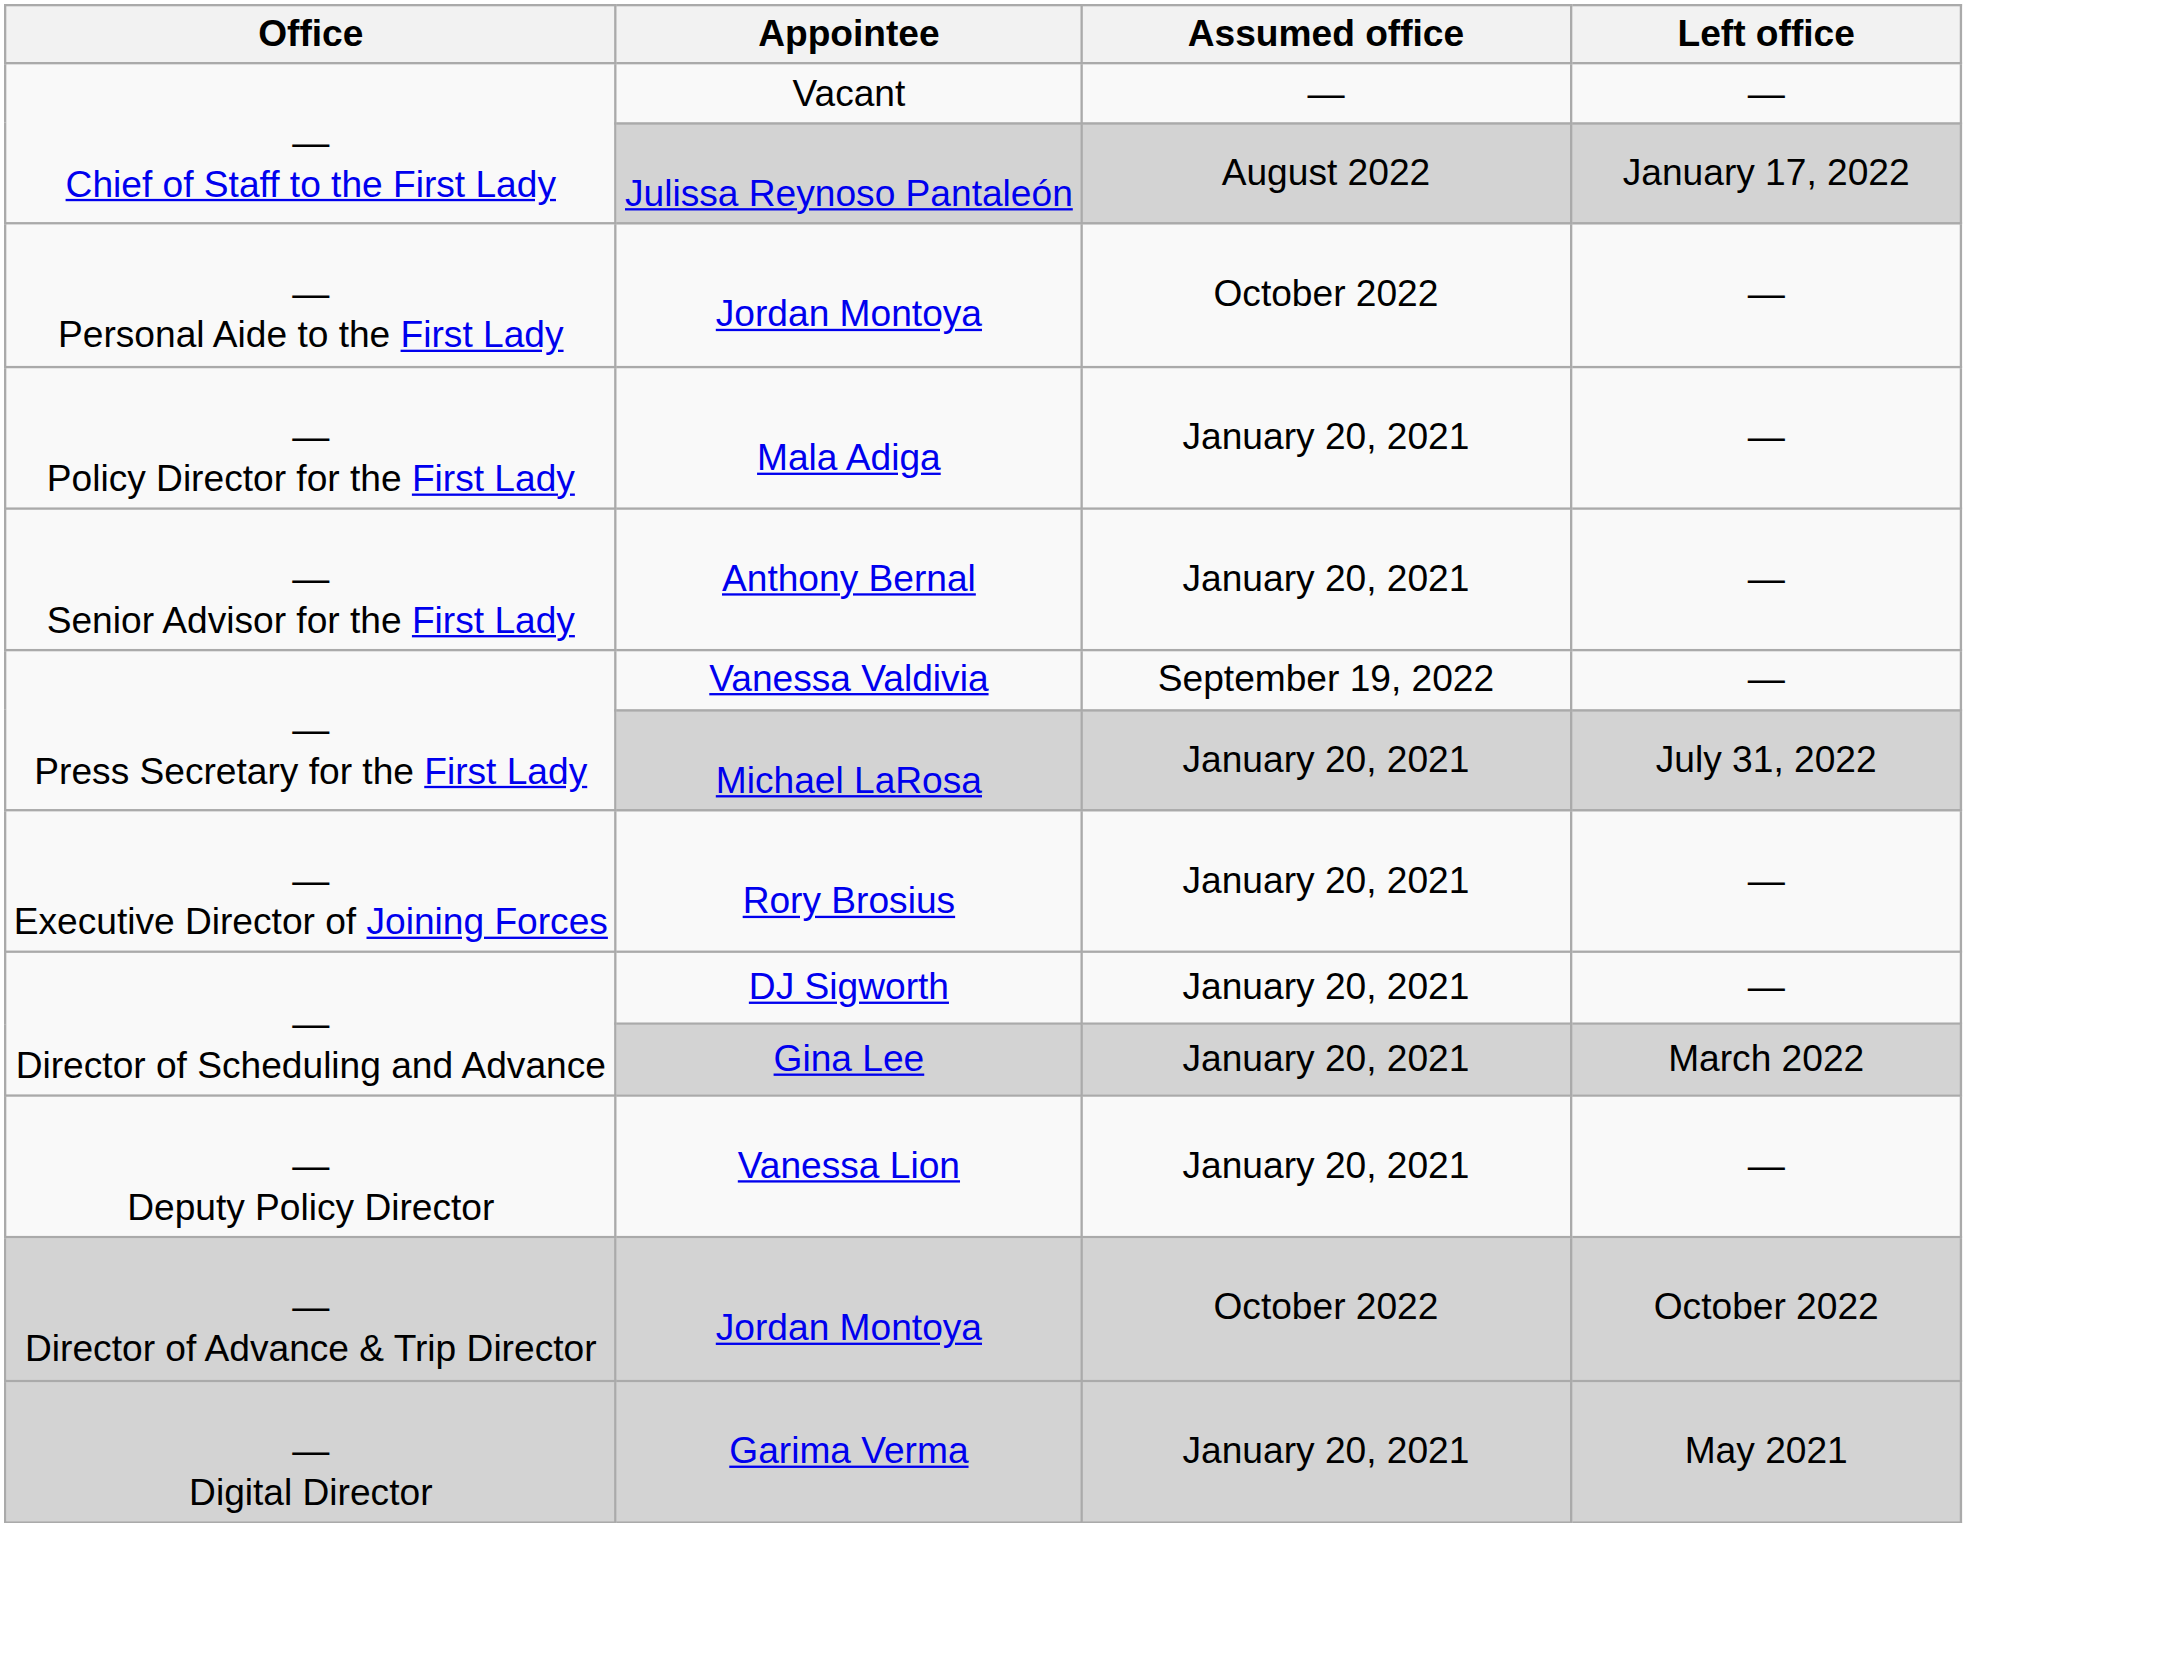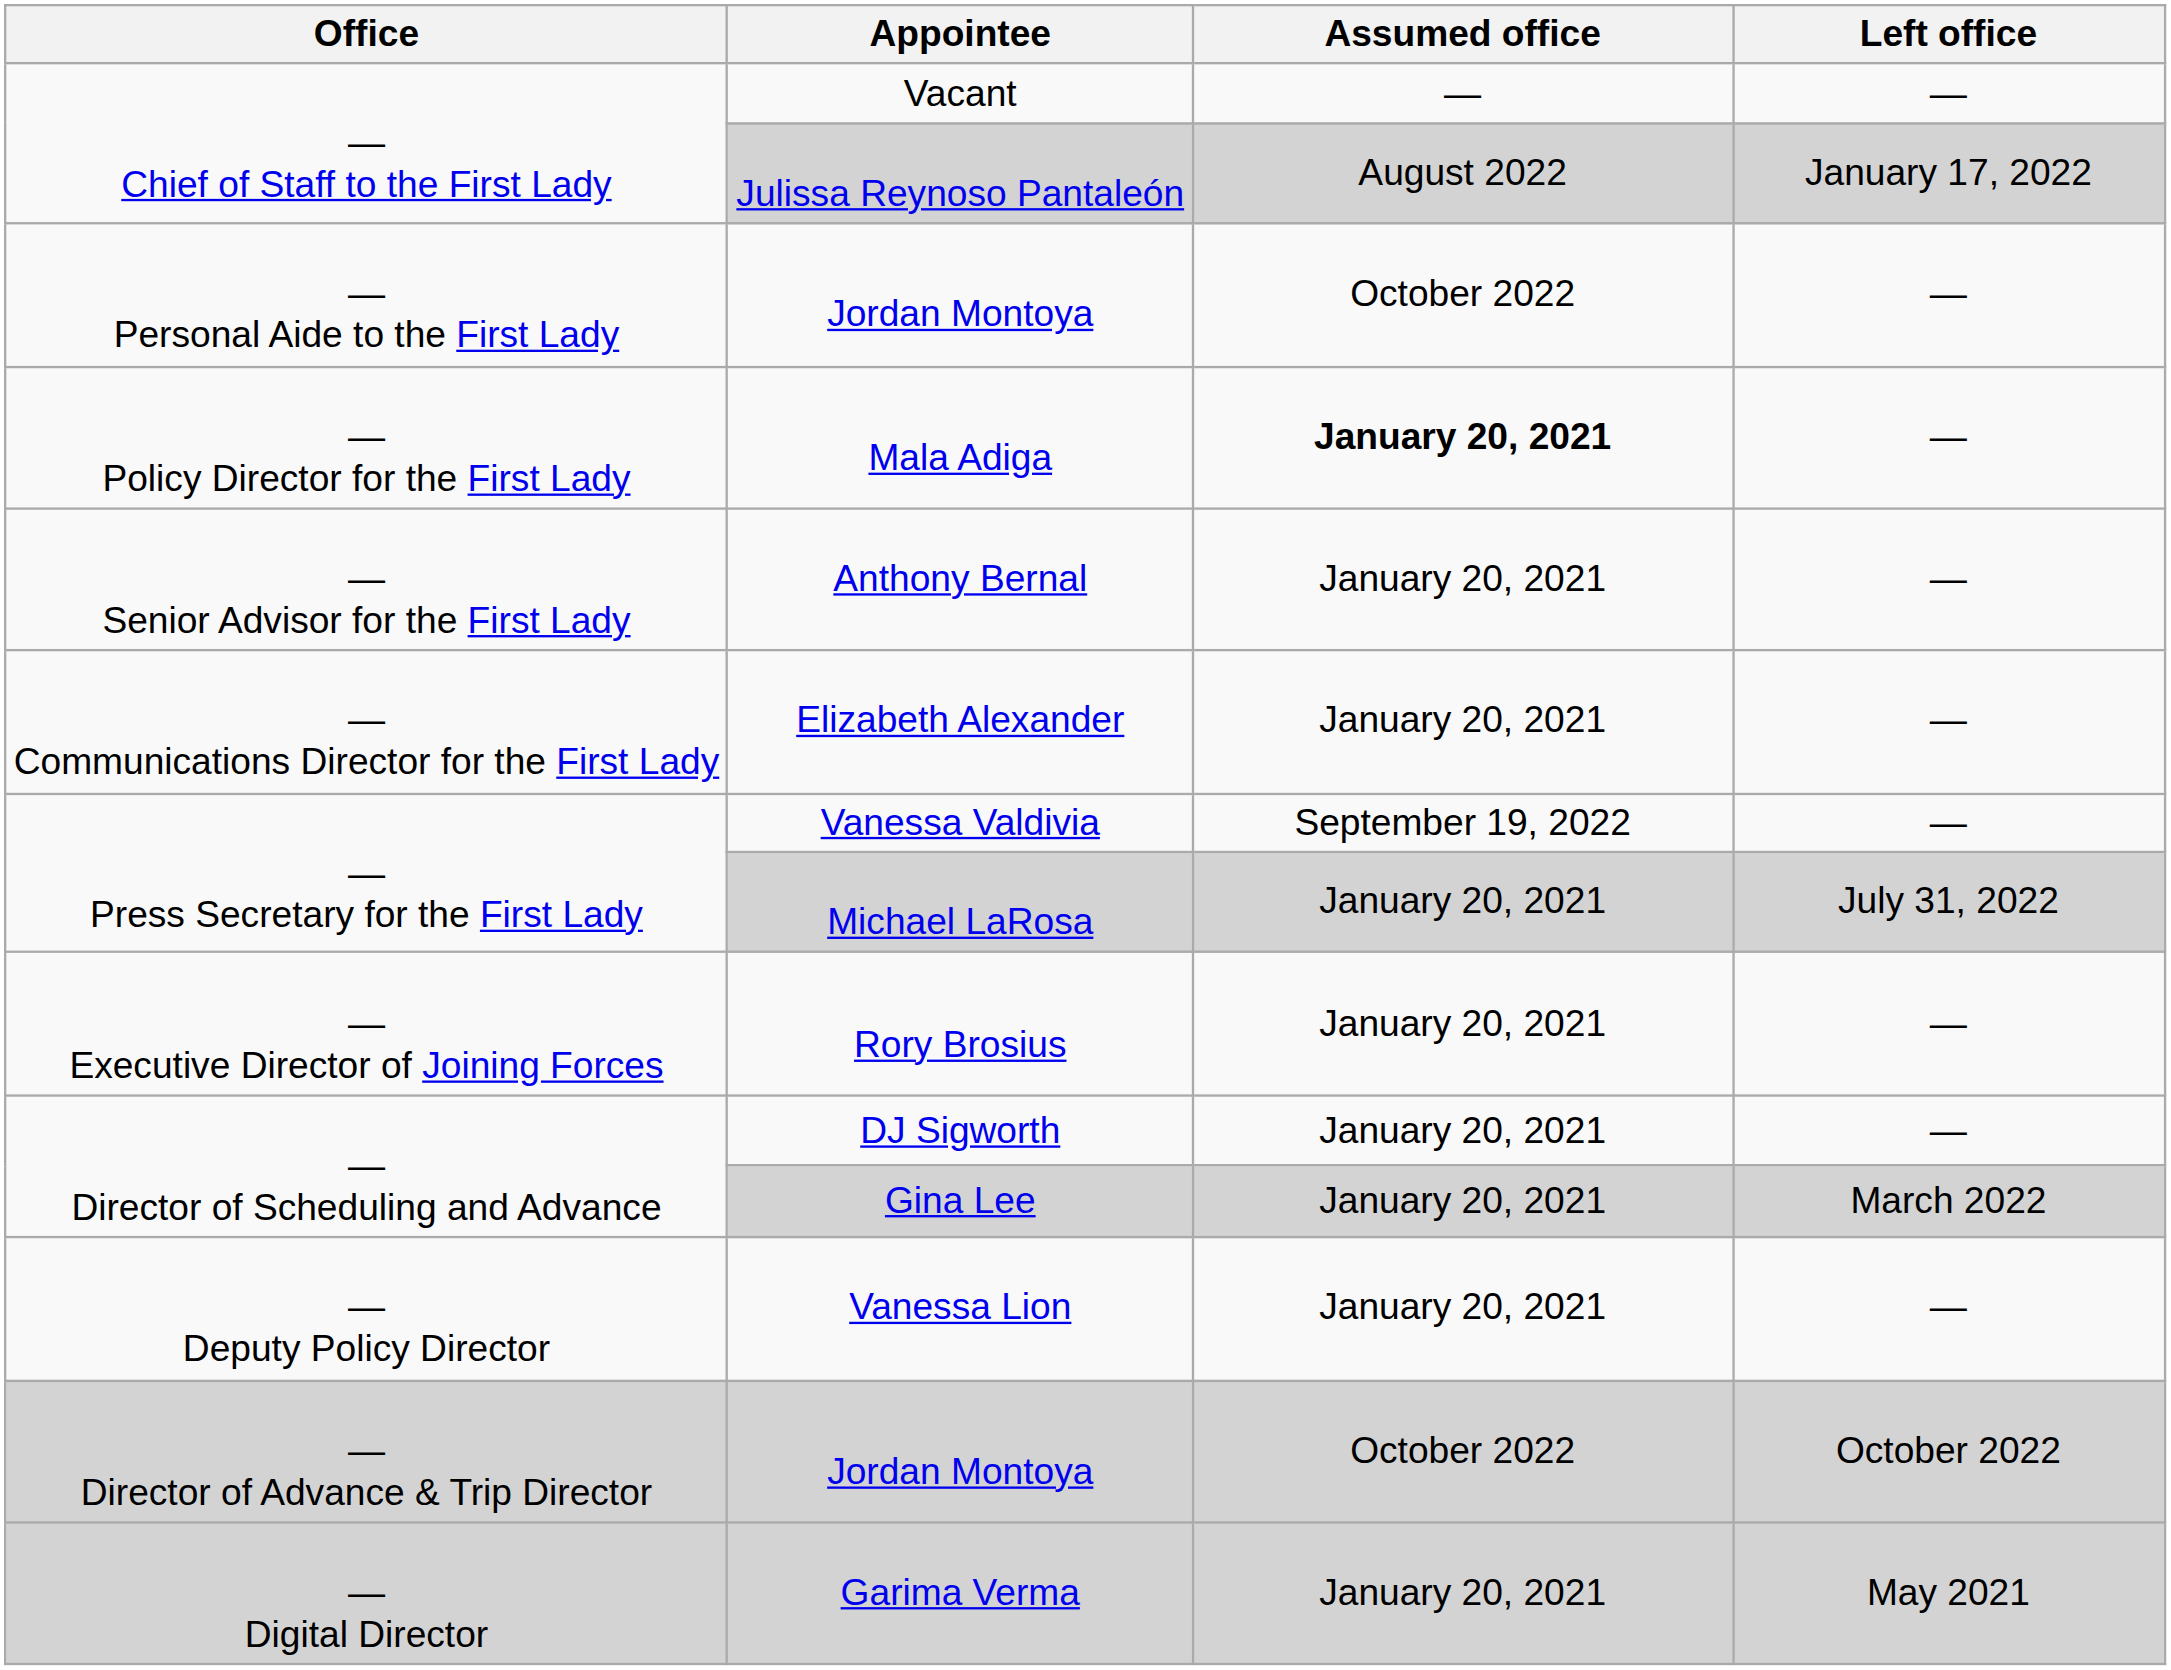(1326, 436) normal -> (1463, 436) bold
+ row: (366, 742)
